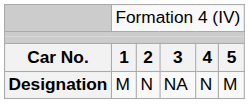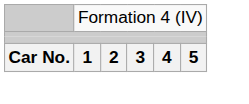- row: (58, 84)
